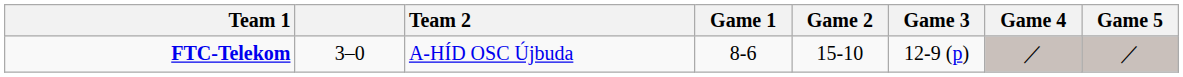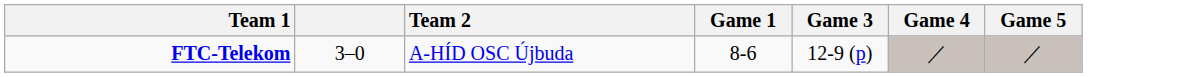- column: (840, 20)
